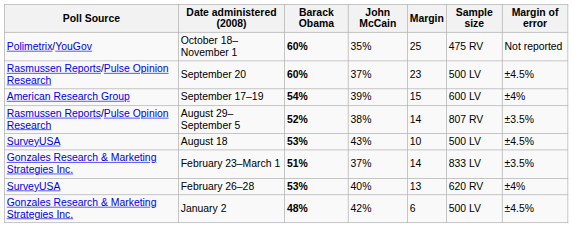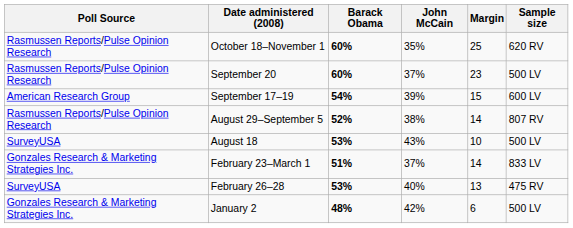- column: (535, 18)
(49, 46) Polimetrix/YouGov -> (88, 46) Rasmussen Reports/Pulse Opinion Research
(466, 46) 475 RV -> (526, 46) 620 RV
(466, 186) 620 RV -> (526, 186) 475 RV
